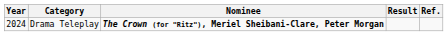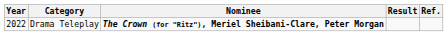(16, 24) 2024 -> (16, 24) 2022
